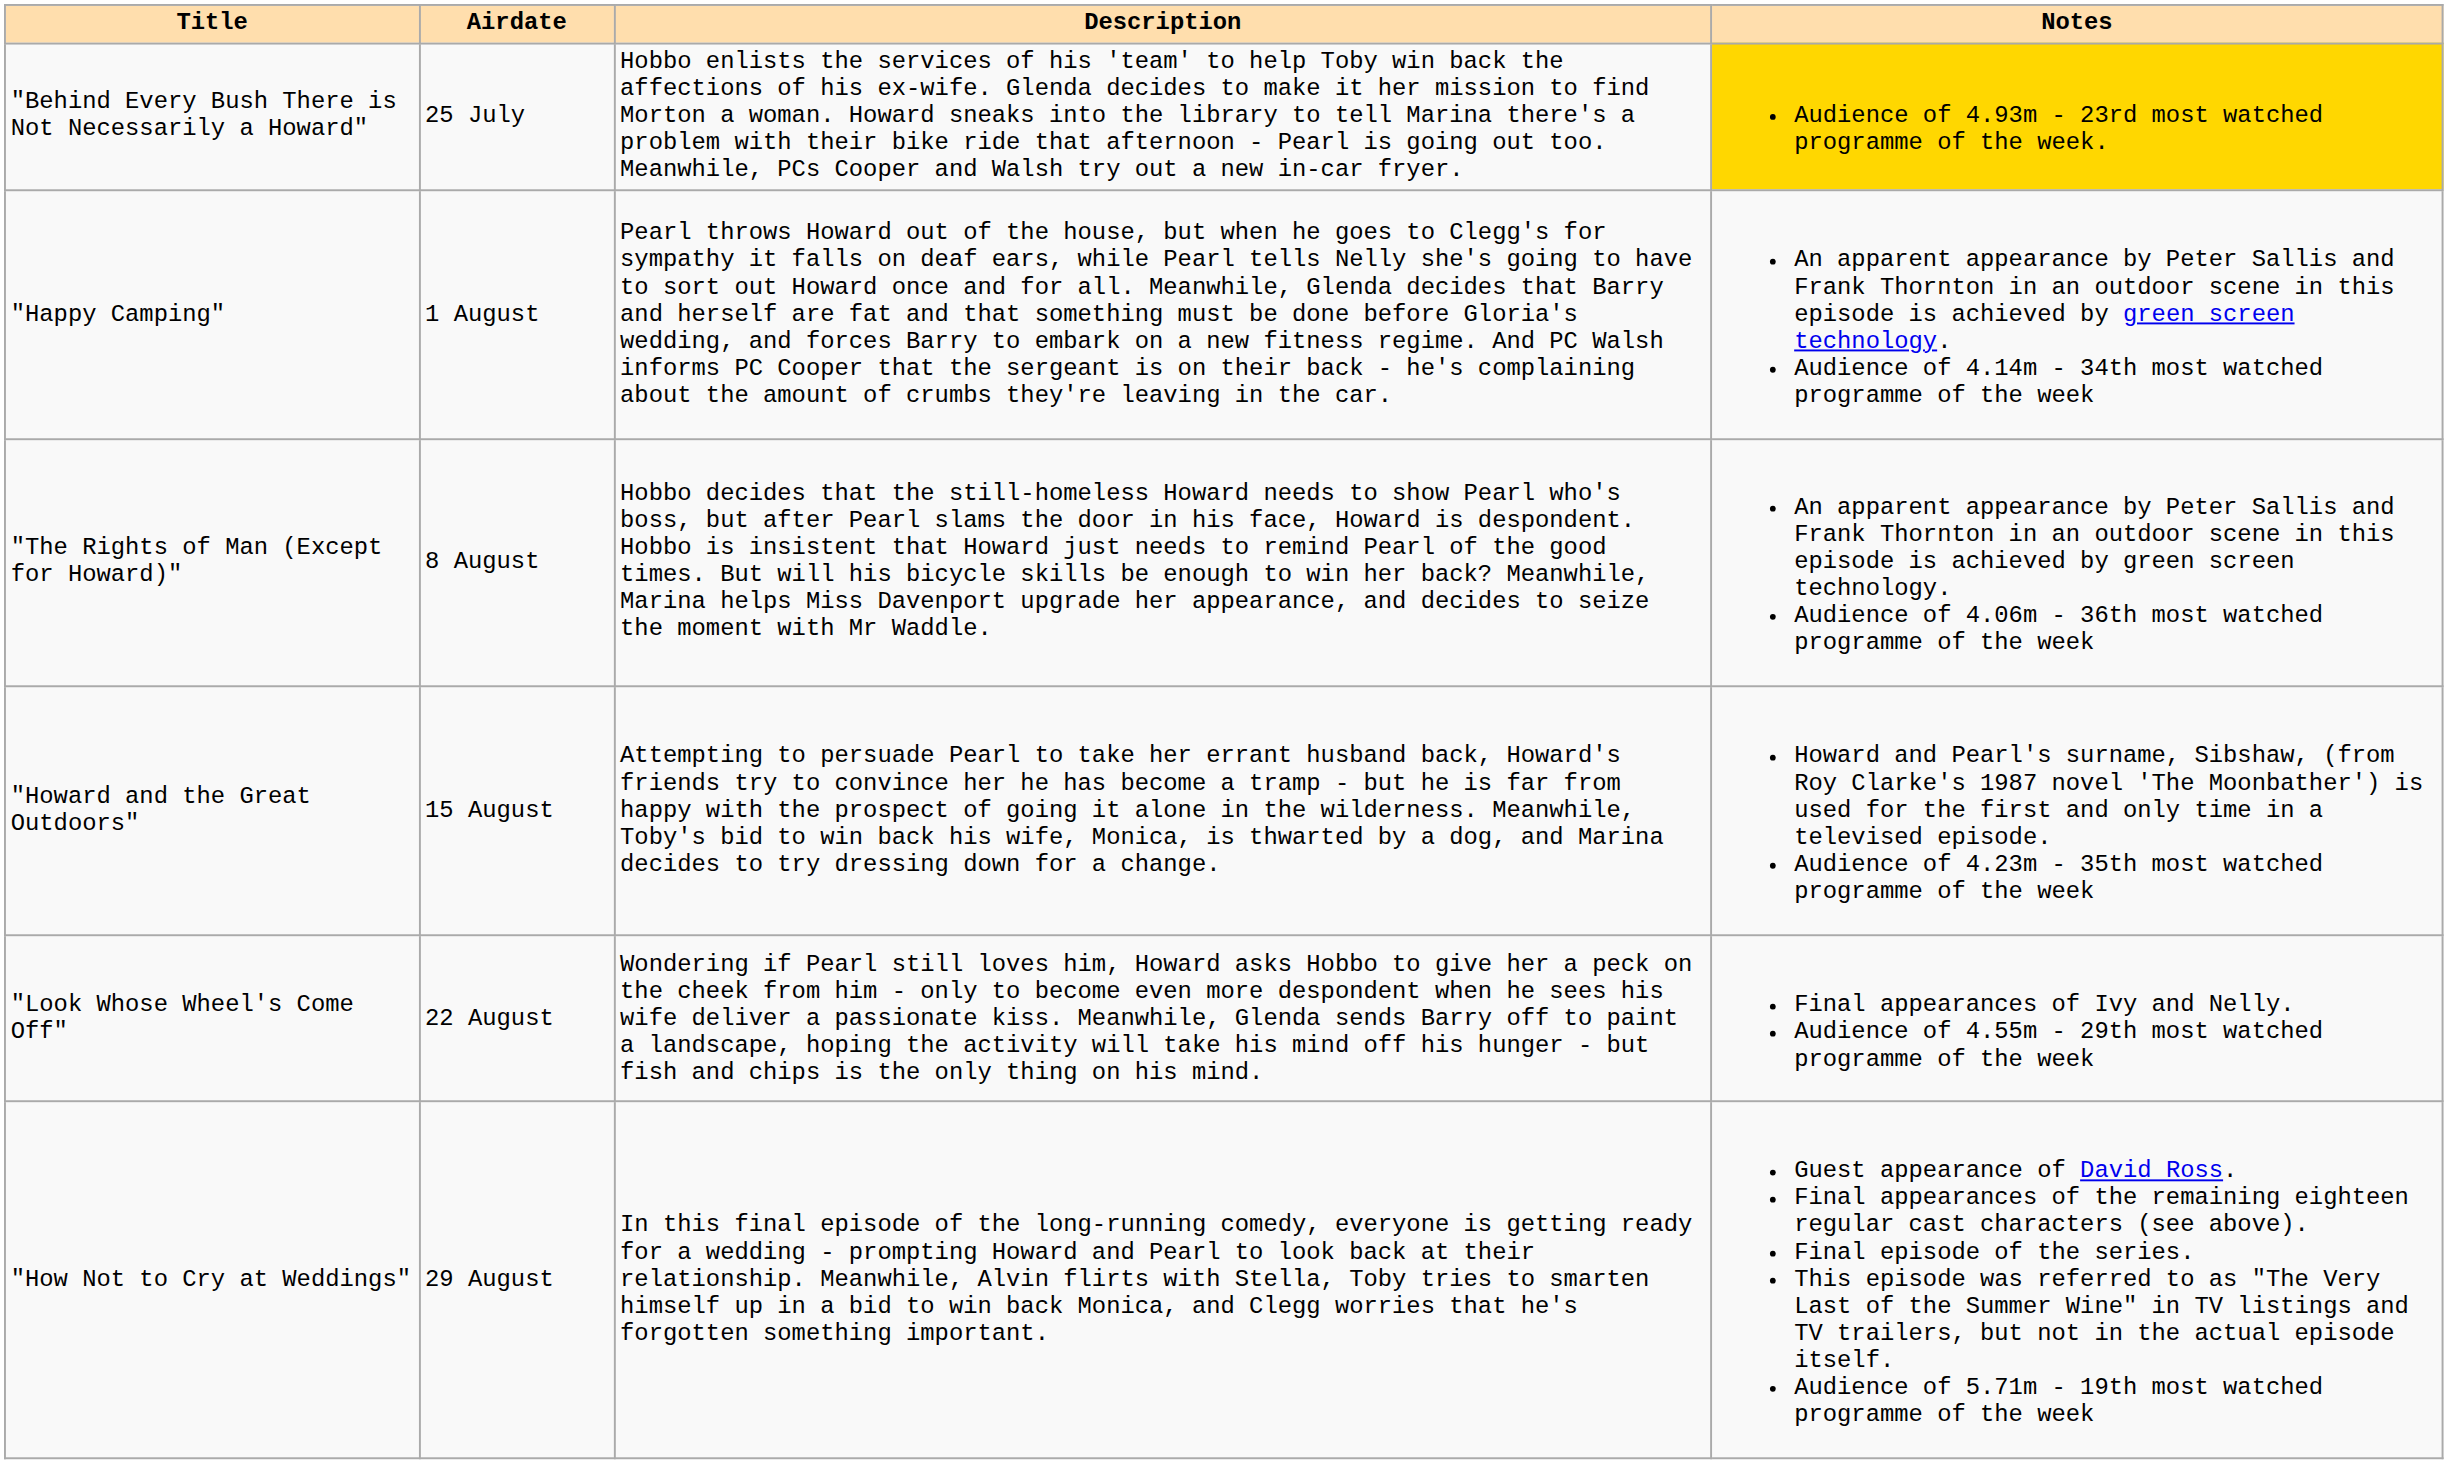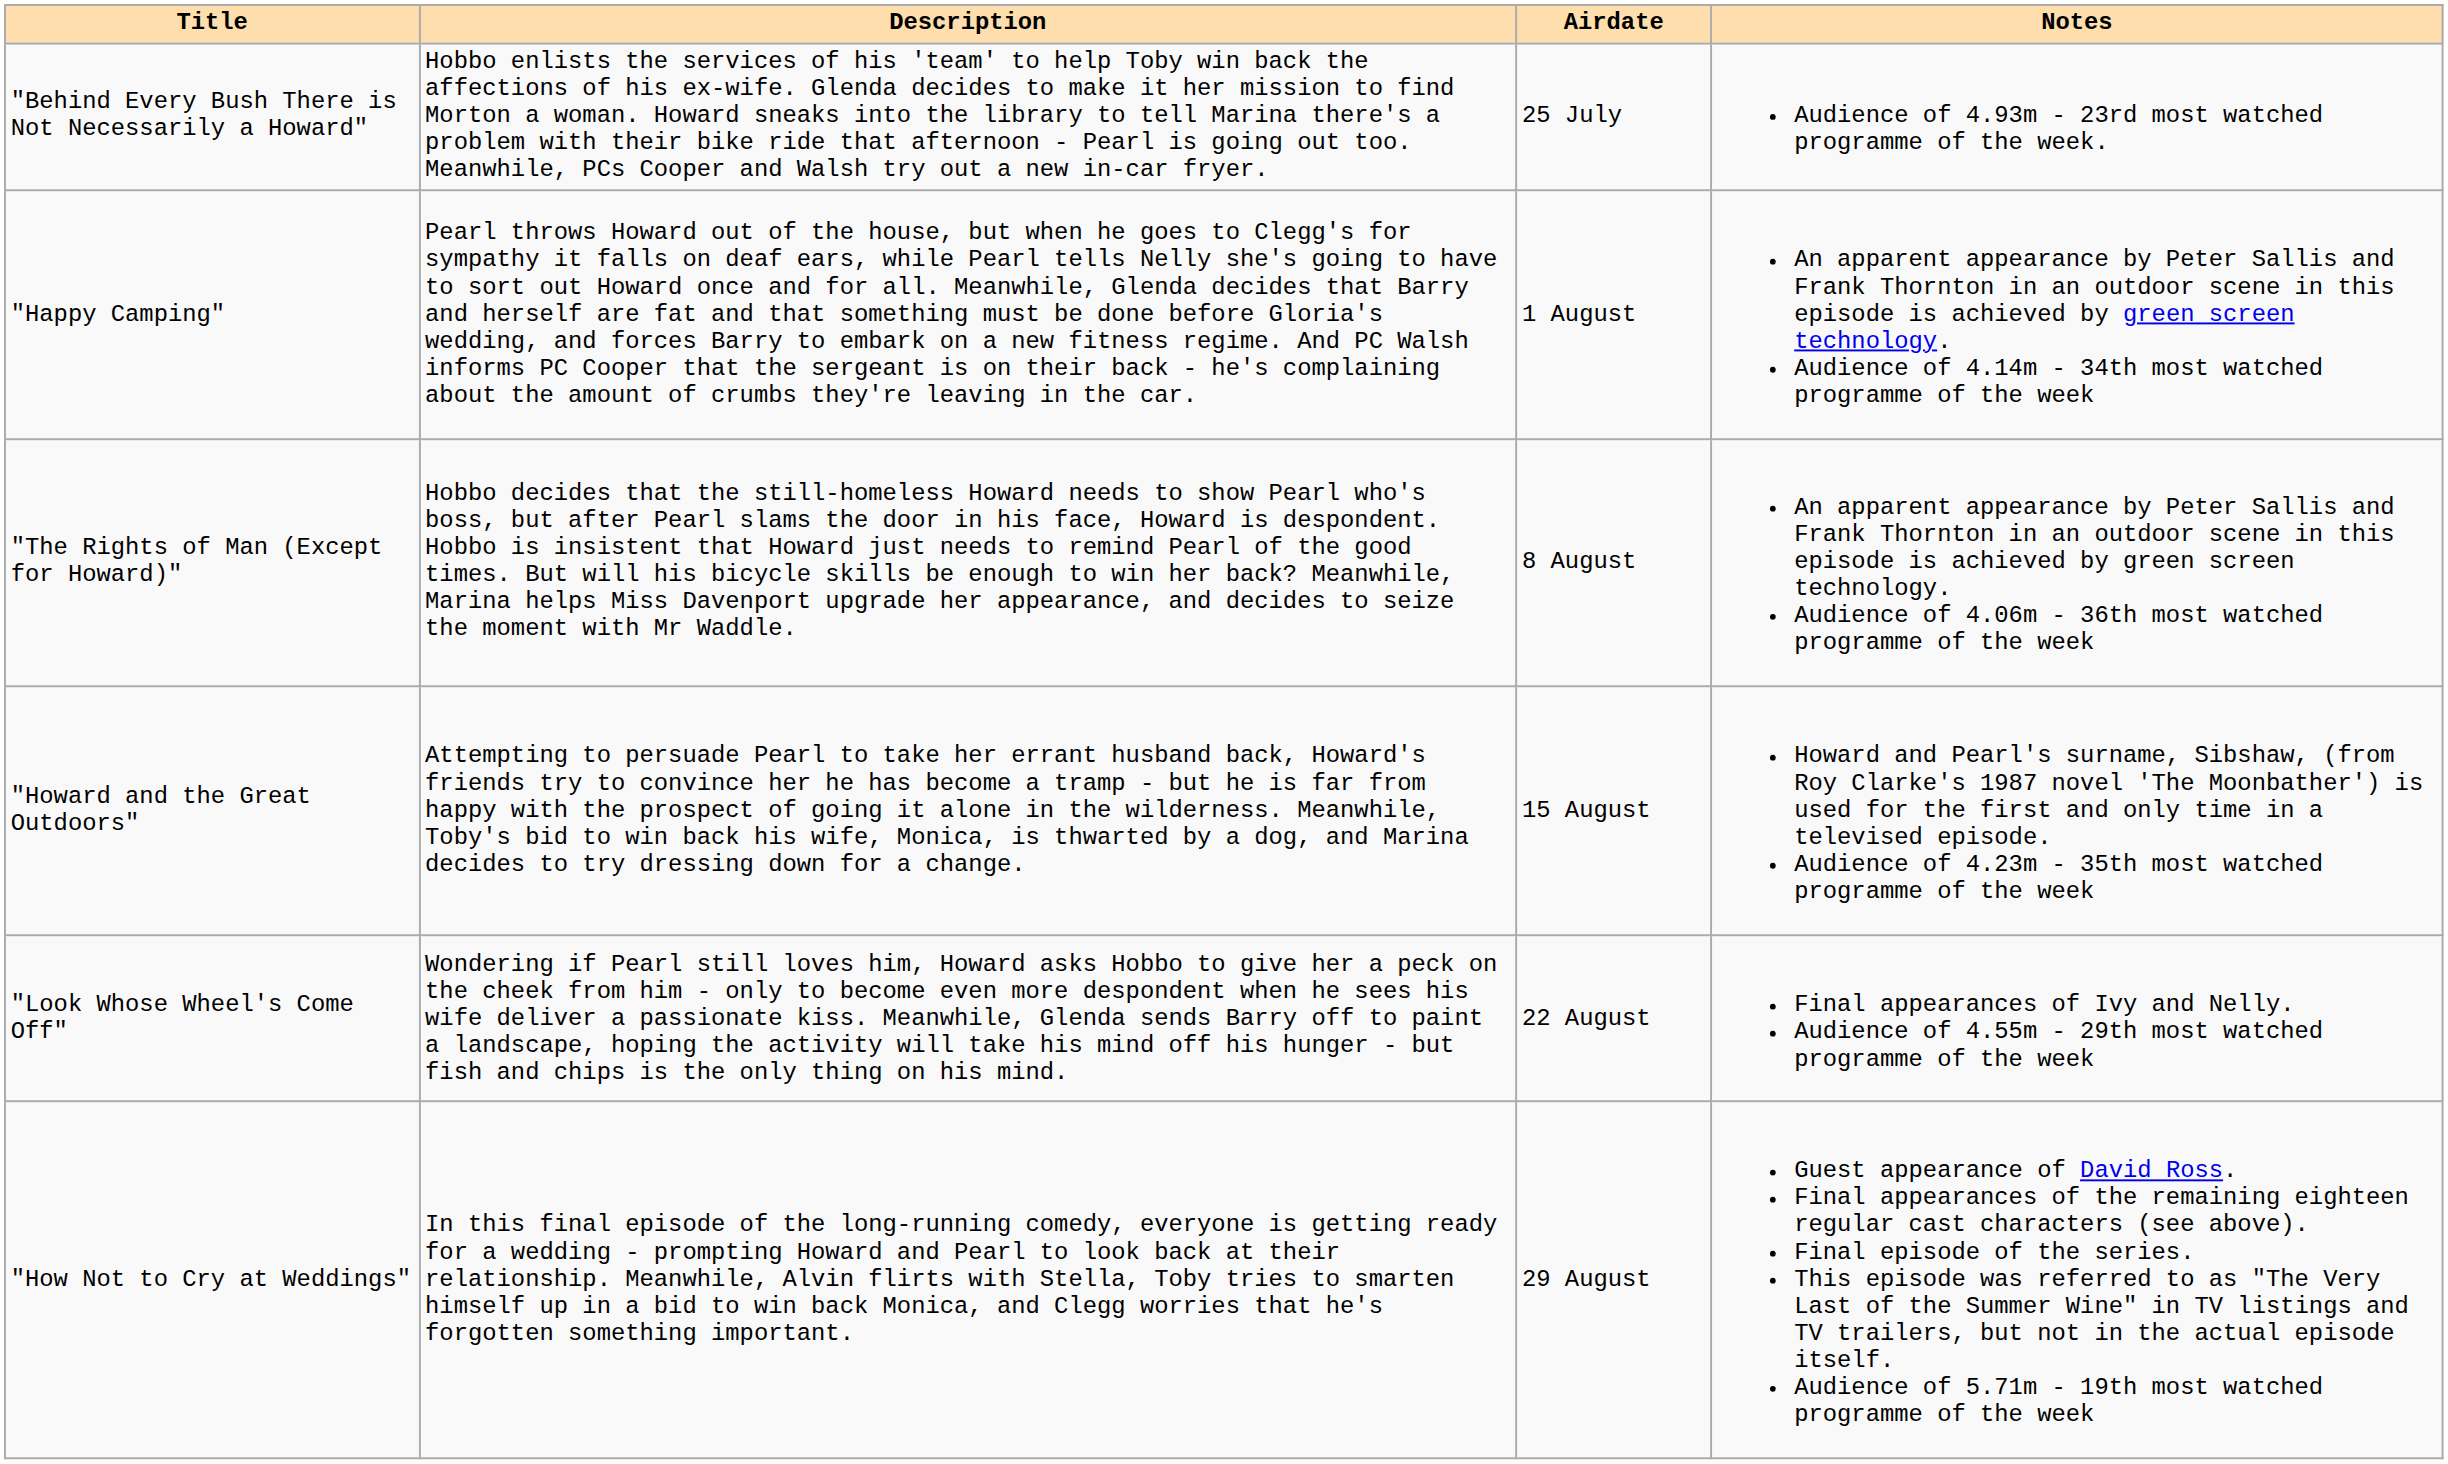columns swapped: (517, 25) <-> (1163, 25)
(2077, 131) gold background -> (2077, 131) no background
